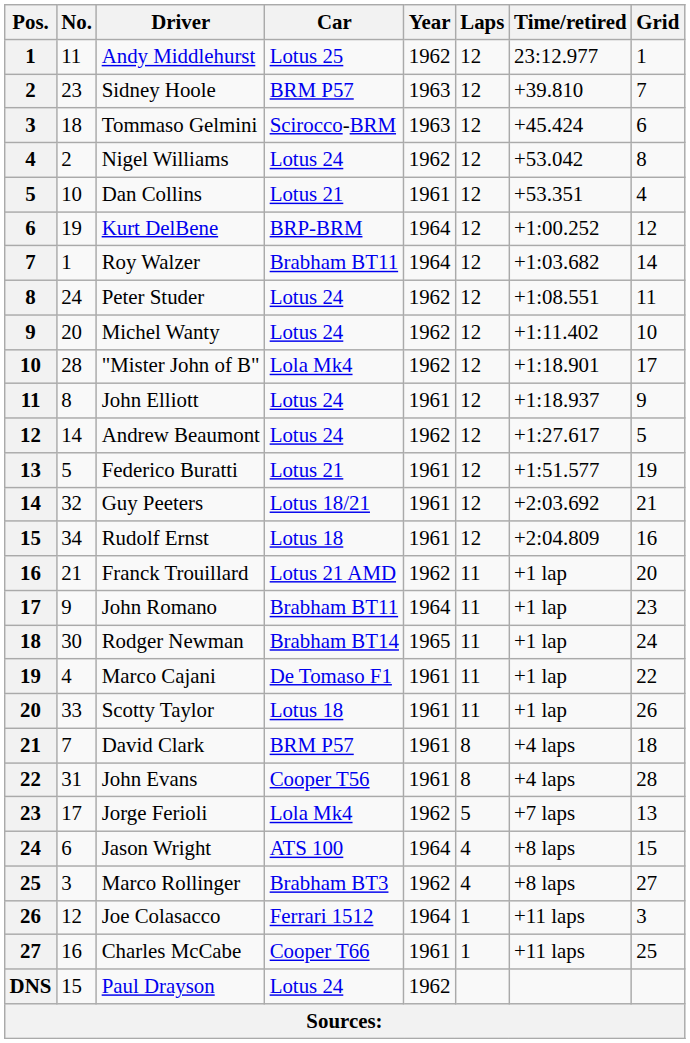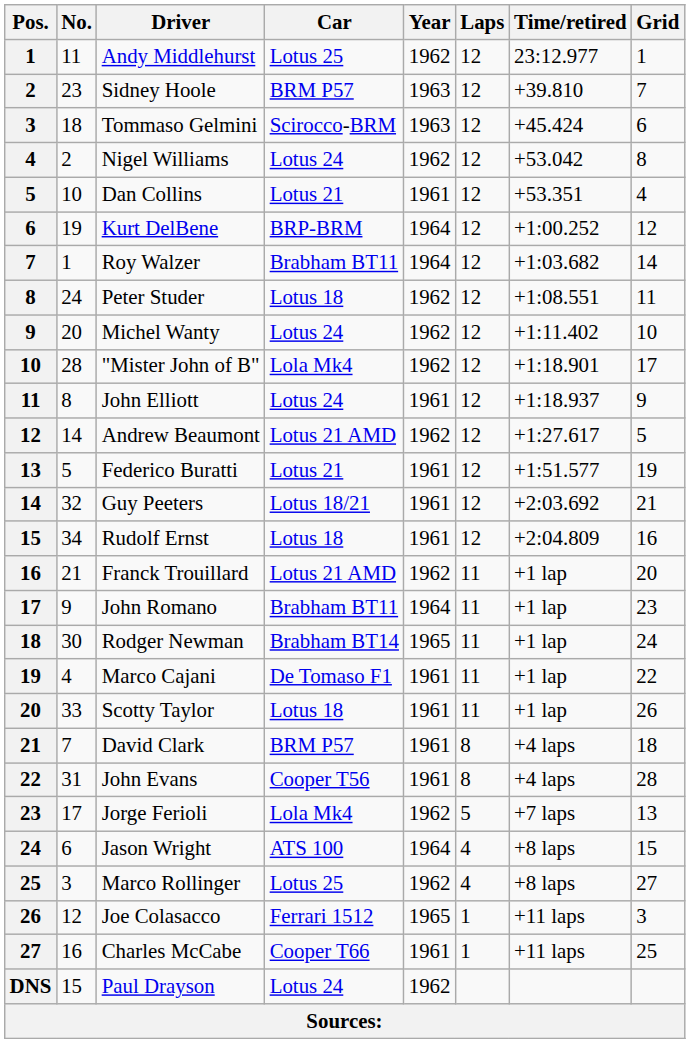(306, 297) Lotus 24 -> (306, 297) Lotus 18
(306, 435) Lotus 24 -> (333, 435) Lotus 21 AMD
(329, 883) Brabham BT3 -> (306, 883) Lotus 25
(430, 917) 1964 -> (430, 917) 1965
